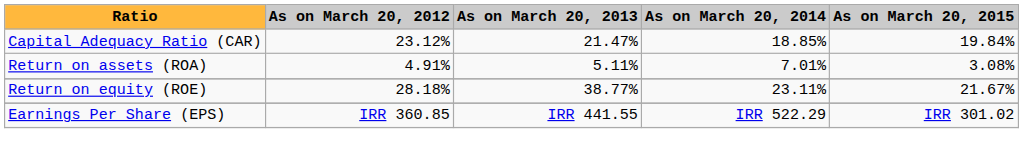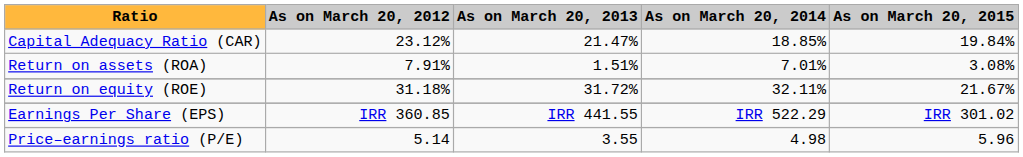(427, 66) 4.91% -> (427, 66) 7.91%
(615, 66) 5.11% -> (615, 66) 1.51%
(423, 91) 28.18% -> (423, 91) 31.18%
(611, 91) 38.77% -> (611, 91) 31.72%
(799, 91) 23.11% -> (799, 91) 32.11%
+ row: (126, 140)
